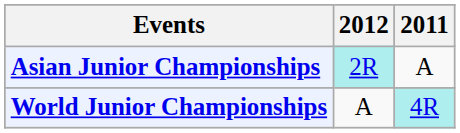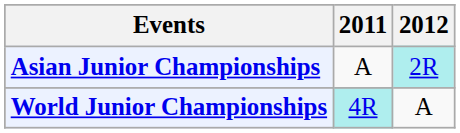columns swapped: (424, 25) <-> (364, 25)
